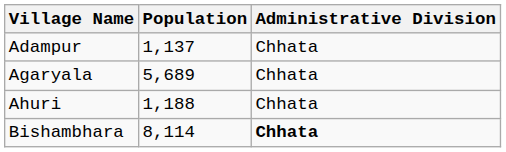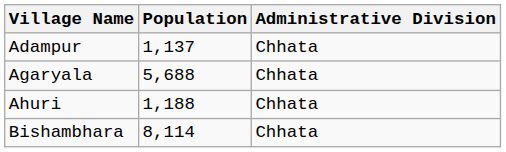(169, 76) 5,689 -> (169, 76) 5,688
(287, 132) bold -> (287, 132) normal
